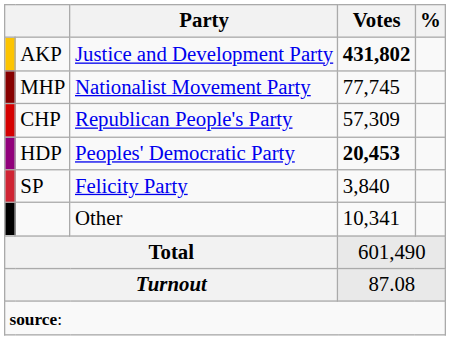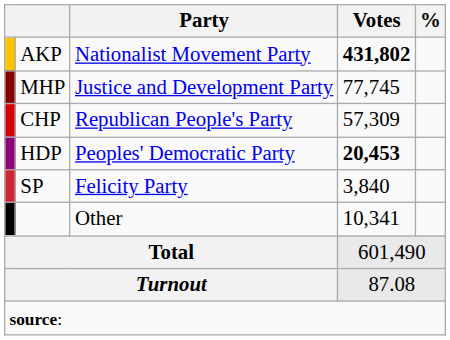(204, 53) Justice and Development Party -> (193, 53) Nationalist Movement Party
(193, 86) Nationalist Movement Party -> (204, 86) Justice and Development Party
